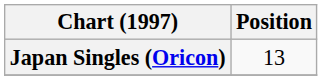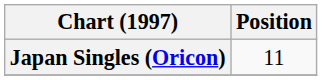(274, 57) 13 -> (274, 57) 11
